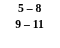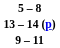+ row: (30, 24)
